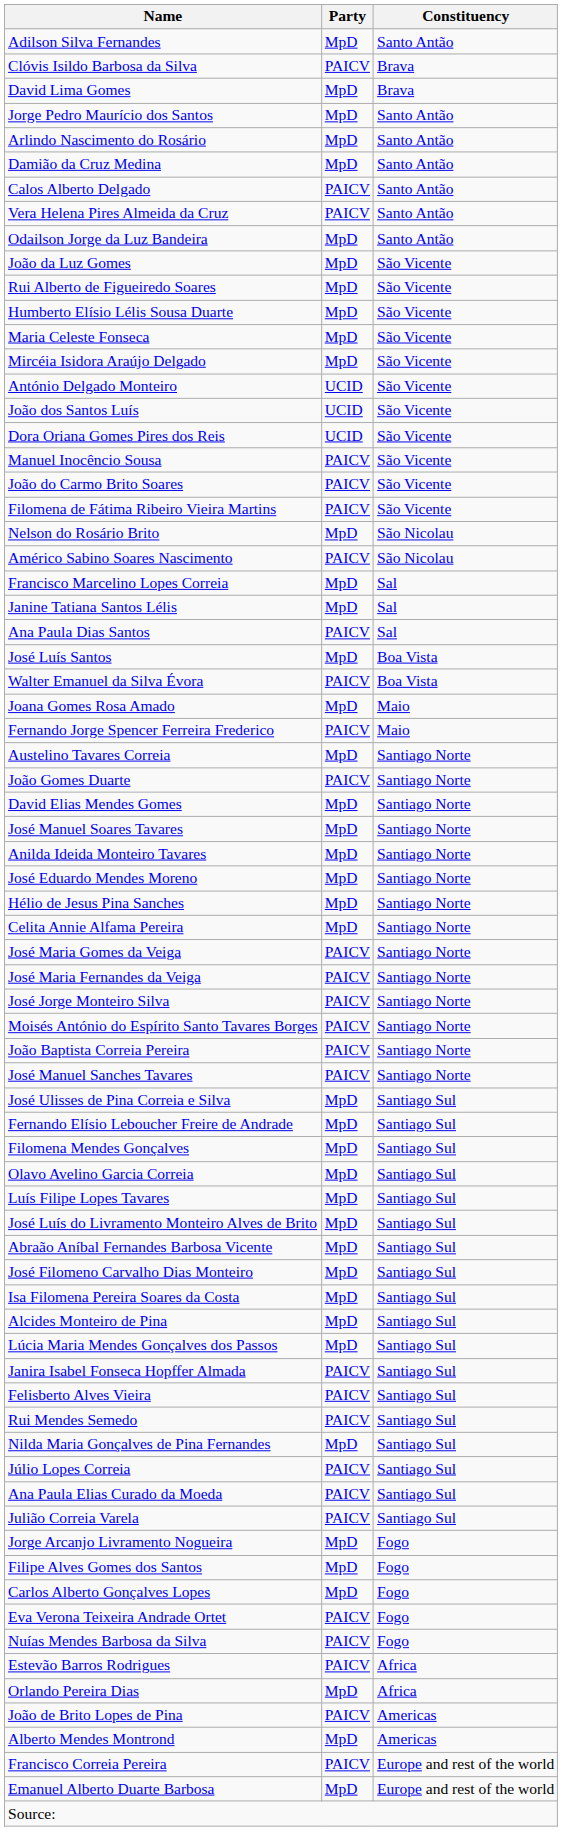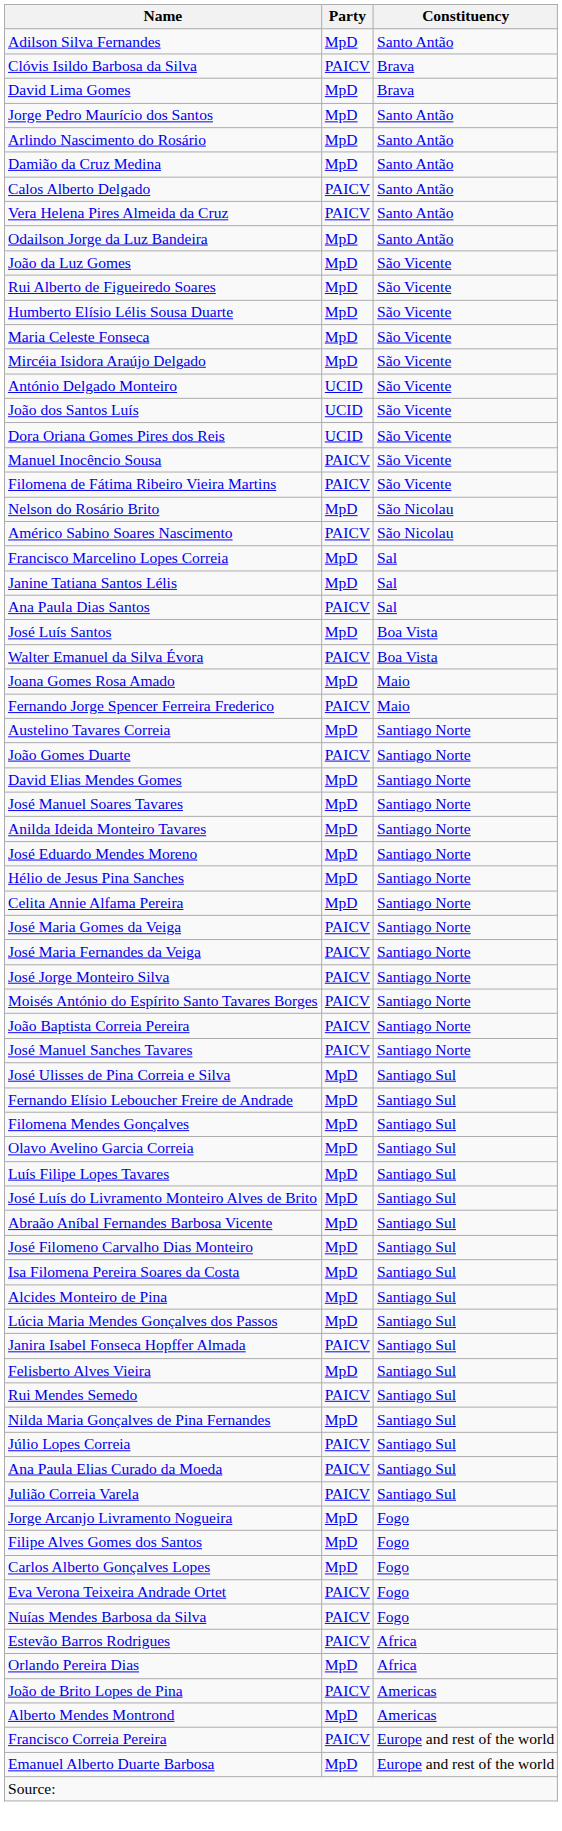- row: (96, 484)
(347, 1395) PAICV -> (341, 1370) MpD
